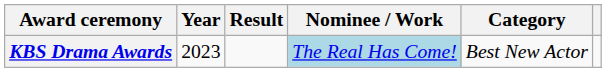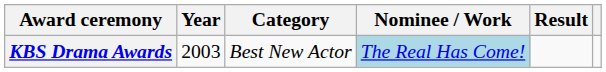columns swapped: (527, 20) <-> (256, 20)
(201, 51) 2023 -> (201, 51) 2003
